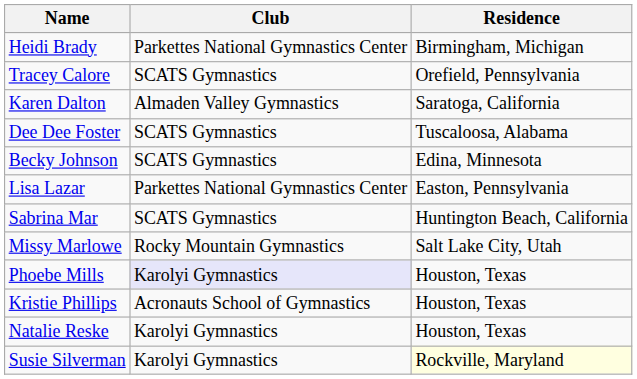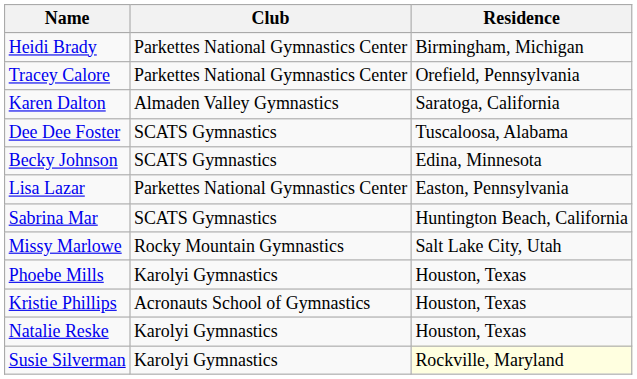(205, 75) SCATS Gymnastics -> (271, 75) Parkettes National Gymnastics Center
(206, 274) lavender background -> (206, 274) no background
